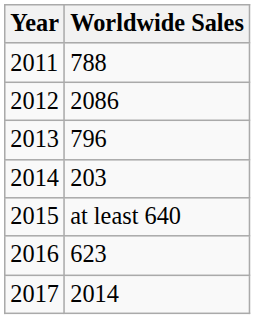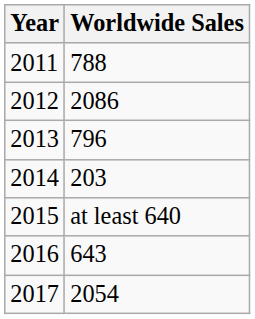(88, 255) 623 -> (88, 255) 643
(95, 293) 2014 -> (95, 293) 2054
